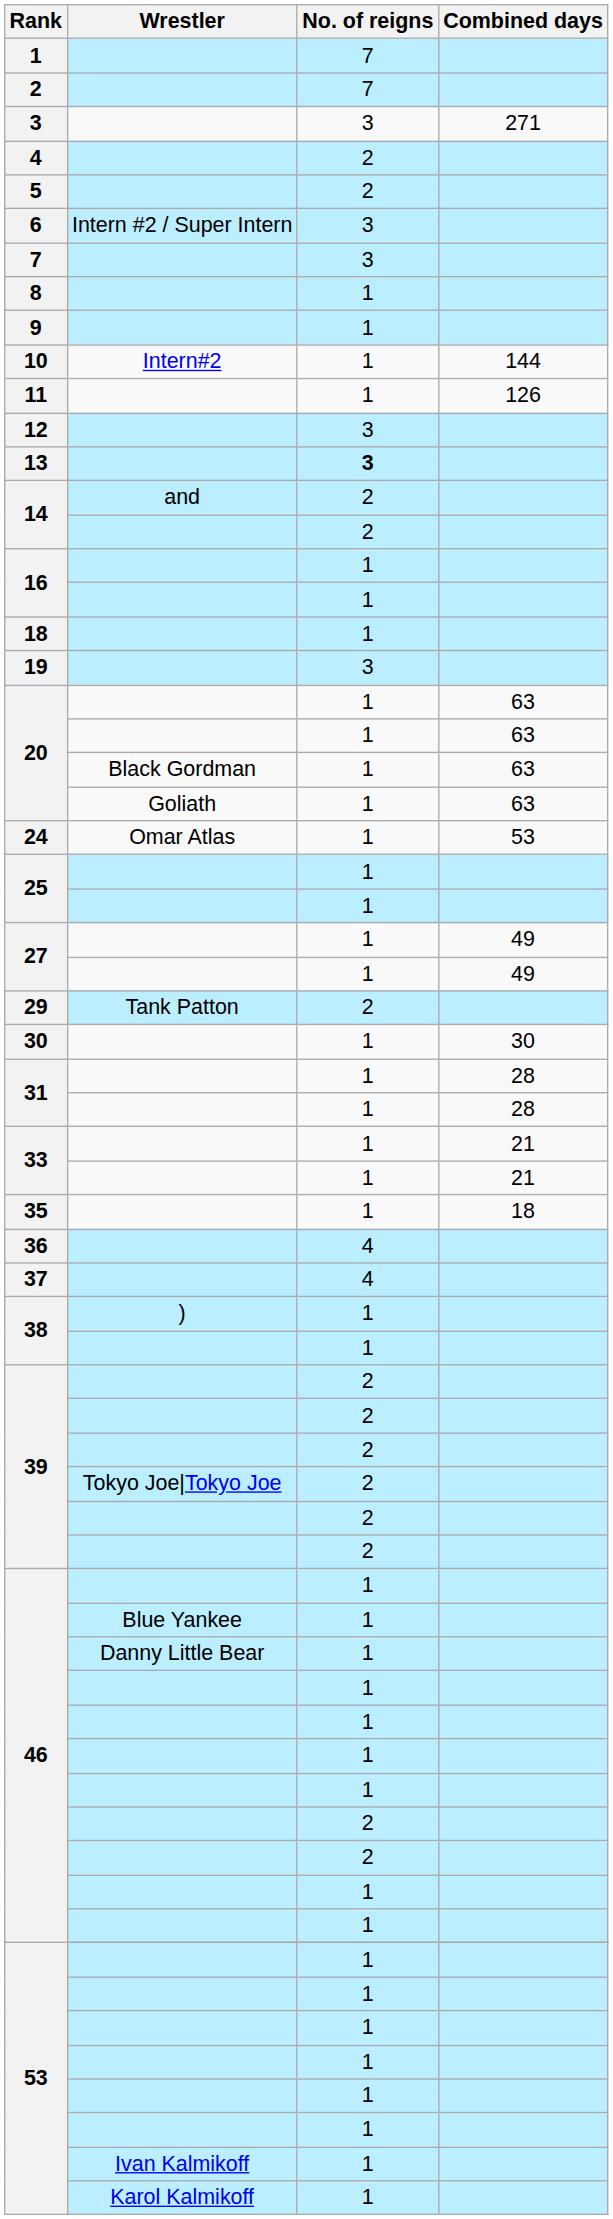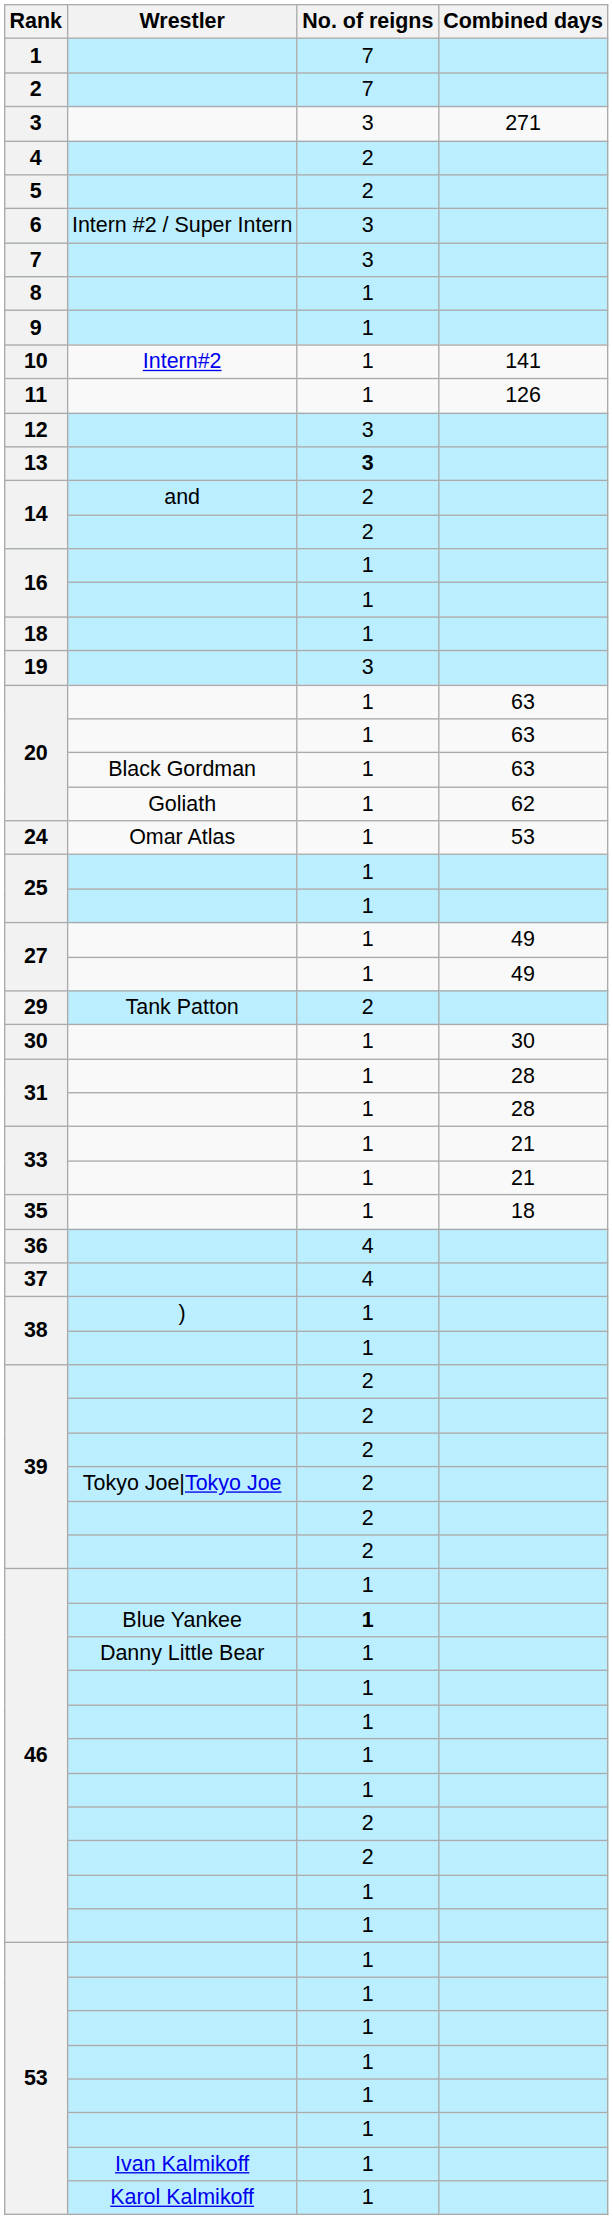(523, 361) 144 -> (523, 361) 141
(523, 803) 63 -> (523, 803) 62
(368, 1619) normal -> (368, 1619) bold
